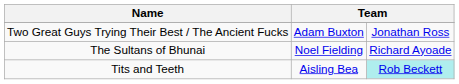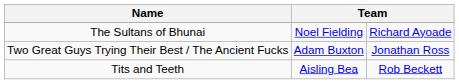rows swapped: (148, 50) <-> (148, 32)
(410, 69) paleturquoise background -> (410, 69) no background
